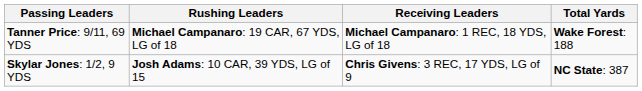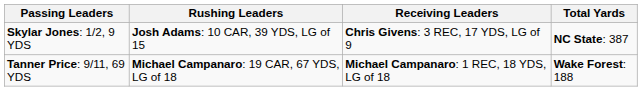rows swapped: (66, 38) <-> (61, 70)
